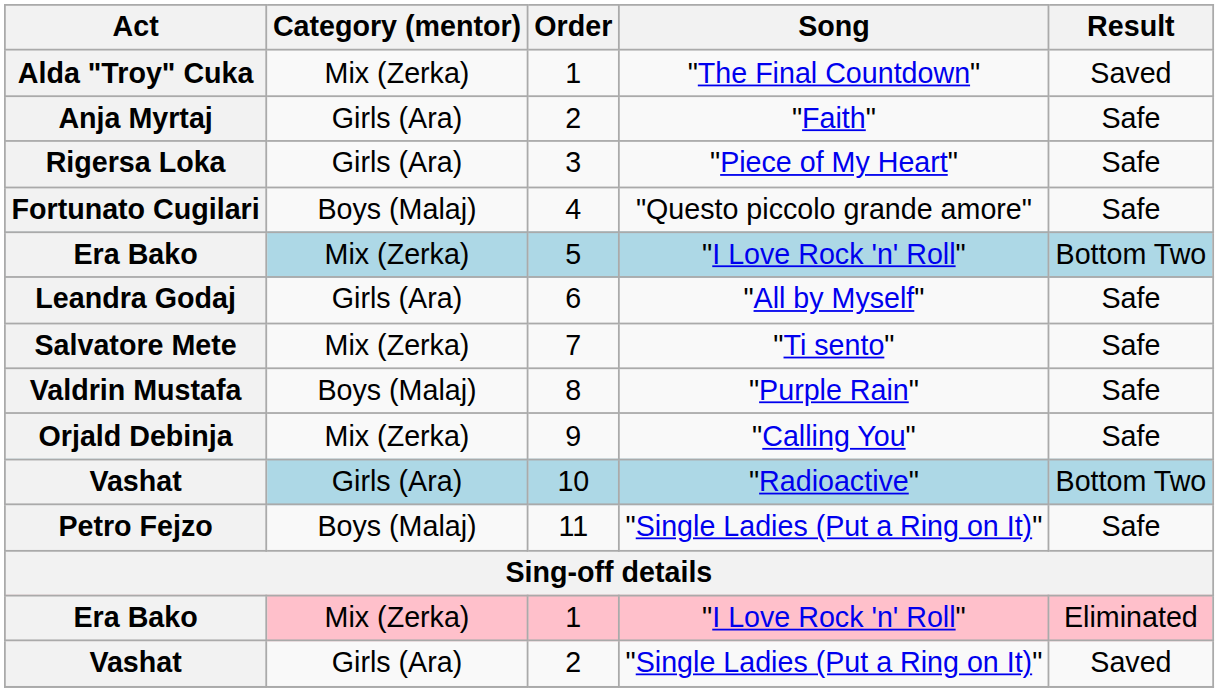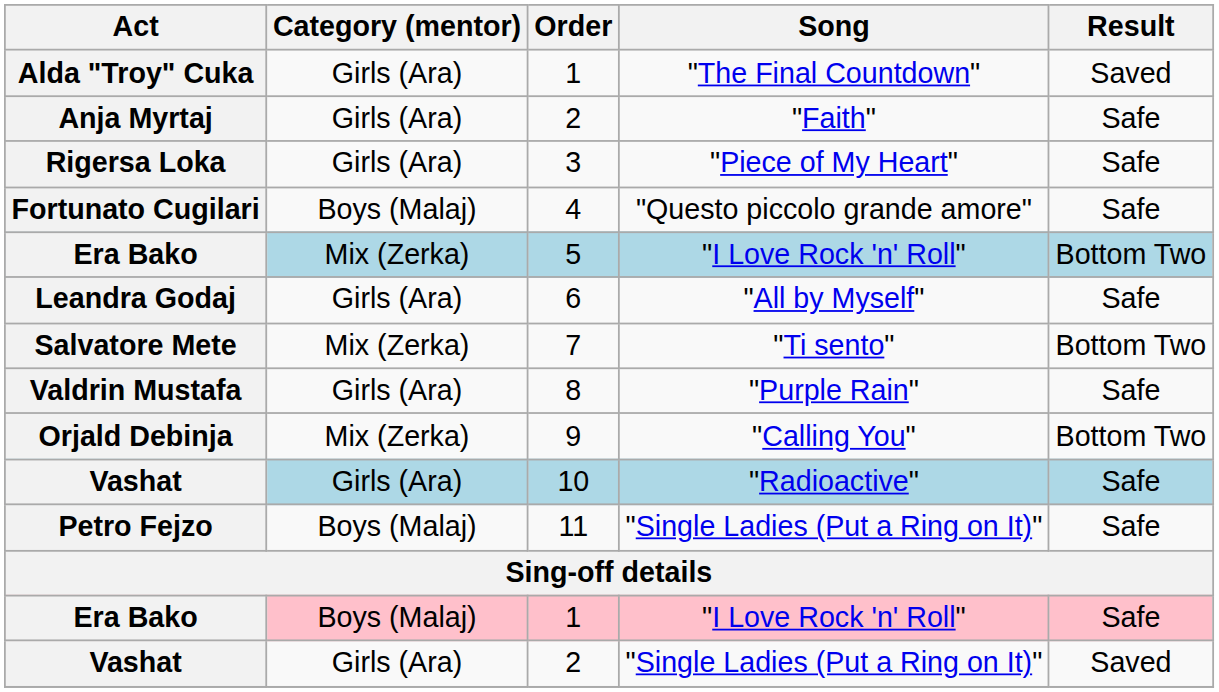(397, 72) Mix (Zerka) -> (397, 72) Girls (Ara)
(1131, 345) Safe -> (1131, 345) Bottom Two
(397, 390) Boys (Malaj) -> (397, 390) Girls (Ara)
(1131, 436) Safe -> (1131, 436) Bottom Two
(1131, 481) Bottom Two -> (1131, 481) Safe
(397, 617) Mix (Zerka) -> (397, 617) Boys (Malaj)
(1131, 617) Eliminated -> (1131, 617) Safe
